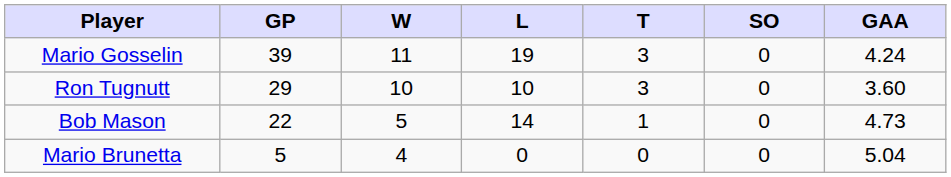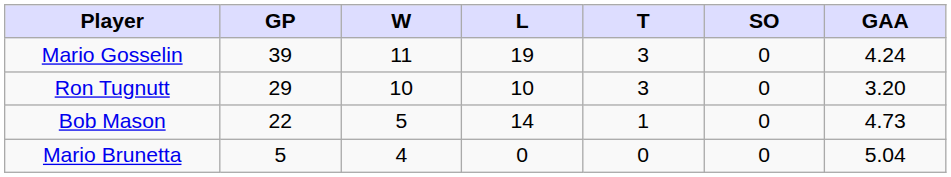(885, 88) 3.60 -> (885, 88) 3.20
